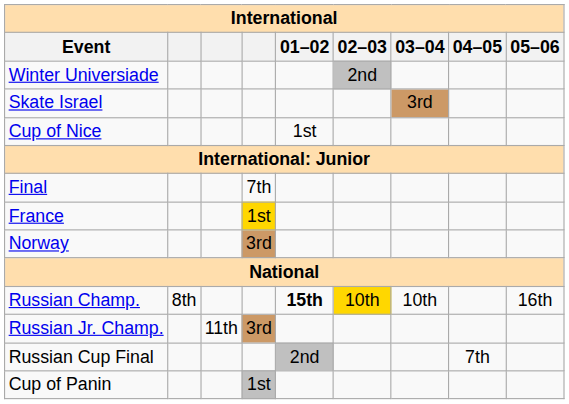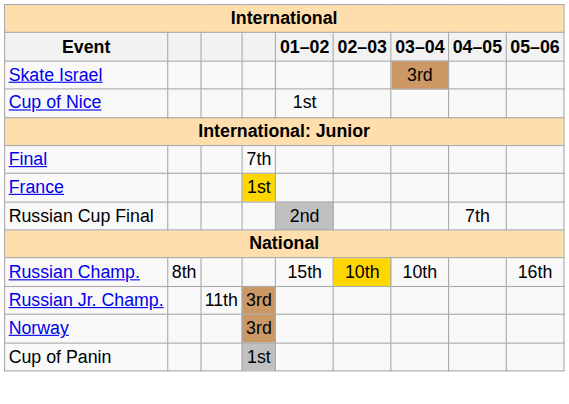- row: (84, 74)
rows swapped: (39, 243) <-> (81, 356)
(305, 300) bold -> (305, 272) normal
